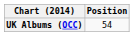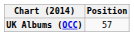(107, 25) 54 -> (107, 25) 57
